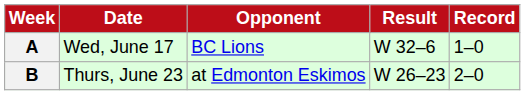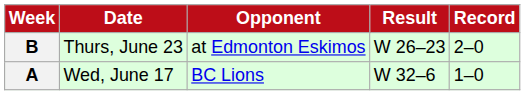rows swapped: (32, 47) <-> (32, 75)
